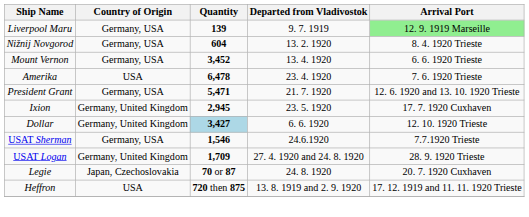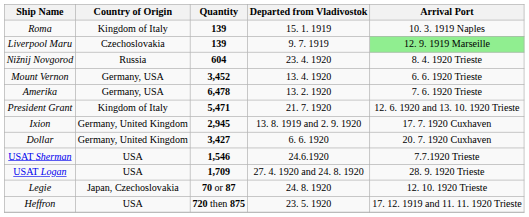+ row: (40, 28)
(133, 28) Germany, USA -> (133, 44) Czechoslovakia
(133, 44) Germany, USA -> (133, 60) Russia
(309, 44) 13. 2. 1920 -> (309, 60) 23. 4. 1920
(133, 76) USA -> (133, 92) Germany, USA
(309, 76) 23. 4. 1920 -> (309, 92) 13. 2. 1920
(133, 92) Germany, USA -> (133, 108) Kingdom of Italy
(309, 108) 23. 5. 1920 -> (309, 124) 13. 8. 1919 and 2. 9. 1920
(219, 124) lightblue background -> (219, 140) no background
(447, 124) 12. 10. 1920 Trieste -> (447, 140) 20. 7. 1920 Cuxhaven
(133, 140) Germany, USA -> (133, 156) USA
(133, 156) Germany, United Kingdom -> (133, 172) USA
(447, 172) 20. 7. 1920 Cuxhaven -> (447, 188) 12. 10. 1920 Trieste
(309, 188) 13. 8. 1919 and 2. 9. 1920 -> (309, 204) 23. 5. 1920
